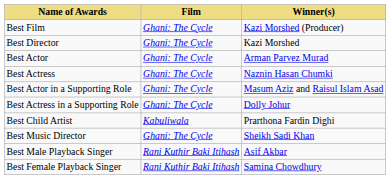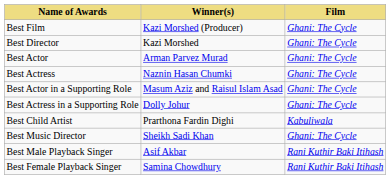columns swapped: (314, 12) <-> (191, 12)
